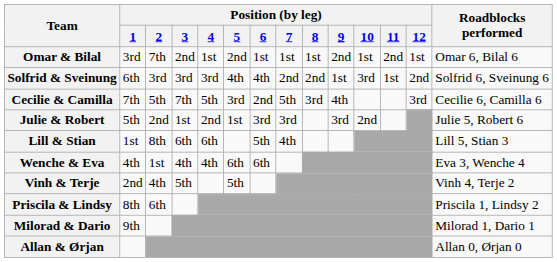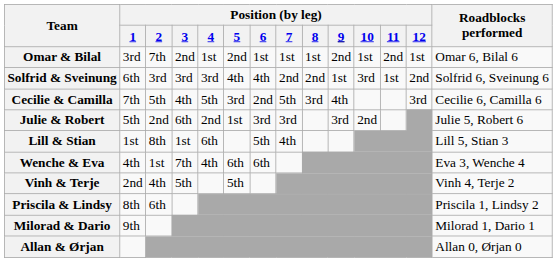(183, 99) 7th -> (183, 99) 4th
(183, 120) 1st -> (183, 120) 6th
(183, 141) 6th -> (183, 141) 1st
(183, 162) 4th -> (183, 162) 7th
